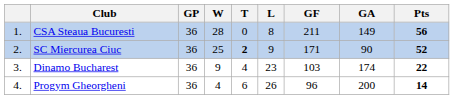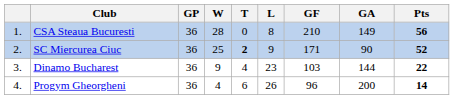(312, 31) 211 -> (312, 31) 210
(367, 67) 174 -> (367, 67) 144
